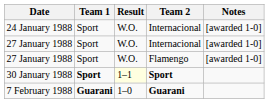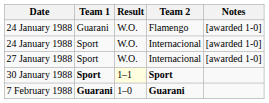+ row: (39, 28)
- row: (39, 59)
